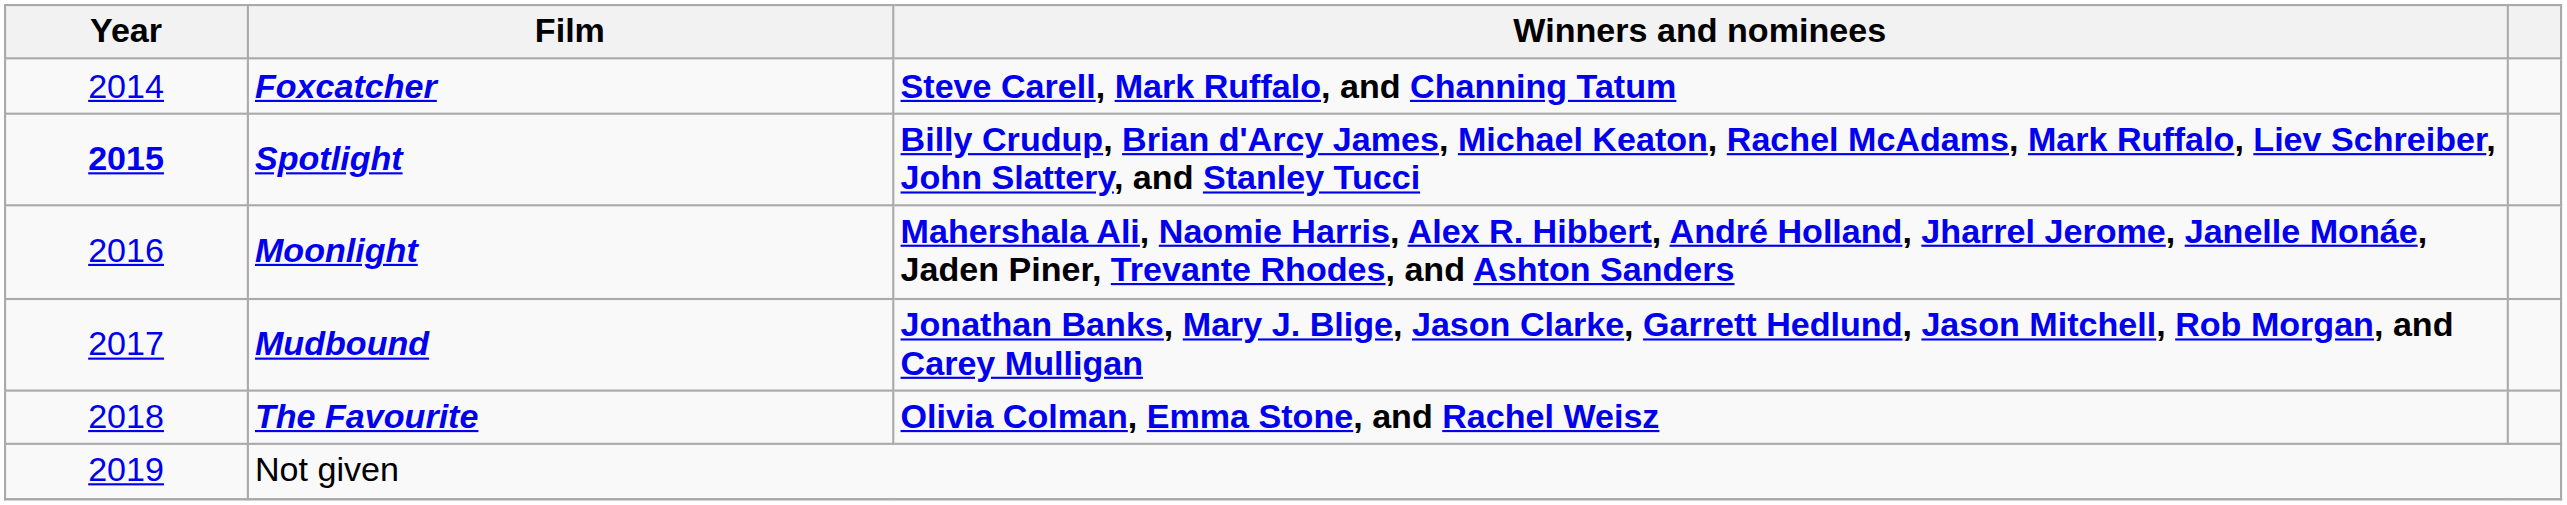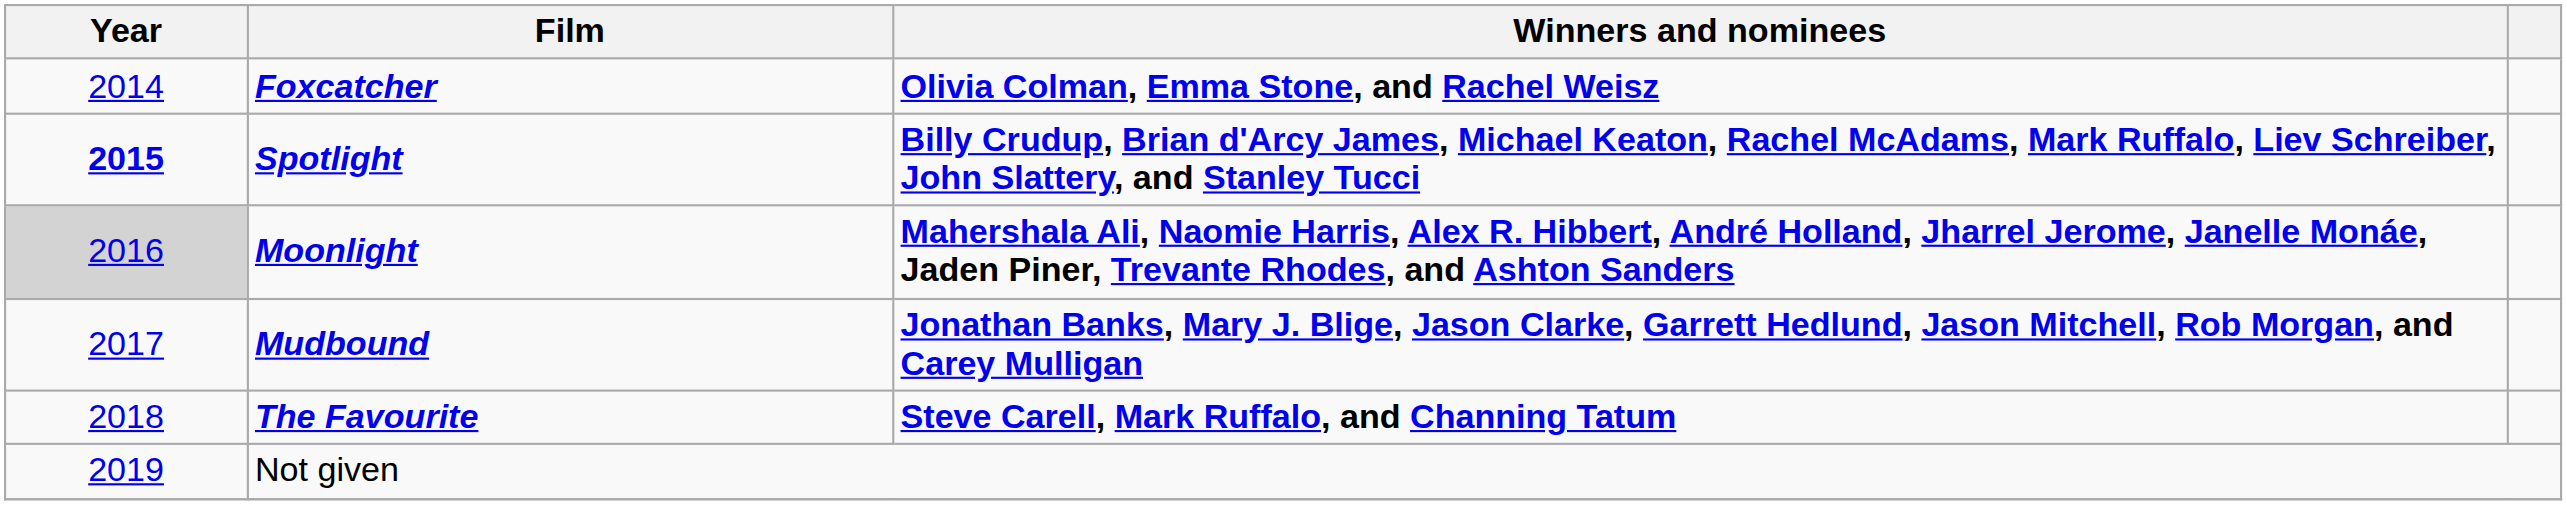(1288, 85) Steve Carell, Mark Ruffalo, and Channing Tatum -> (1280, 85) Olivia Colman, Emma Stone, and Rachel Weisz
(126, 251) no background -> (126, 251) lightgrey background
(1280, 416) Olivia Colman, Emma Stone, and Rachel Weisz -> (1288, 416) Steve Carell, Mark Ruffalo, and Channing Tatum
